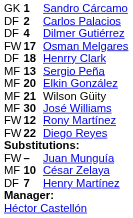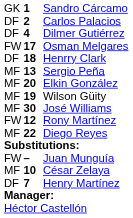(30, 96) 21 -> (30, 96) 19
(13, 133) FW -> (12, 133) MF
